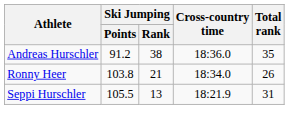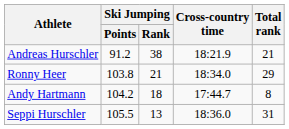(213, 54) 18:36.0 -> (213, 54) 18:21.9
(268, 54) 35 -> (268, 54) 21
(268, 74) 26 -> (268, 74) 29
+ row: (46, 94)
(213, 94) 18:21.9 -> (213, 114) 18:36.0
